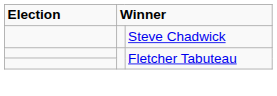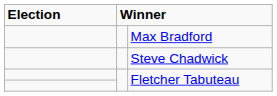+ row: (61, 37)
